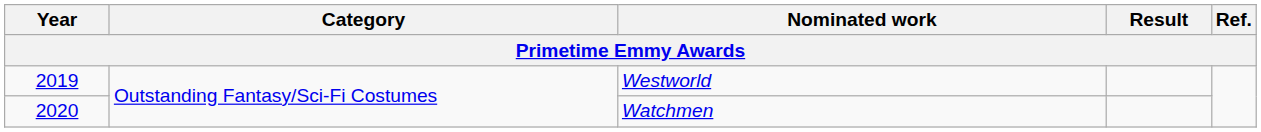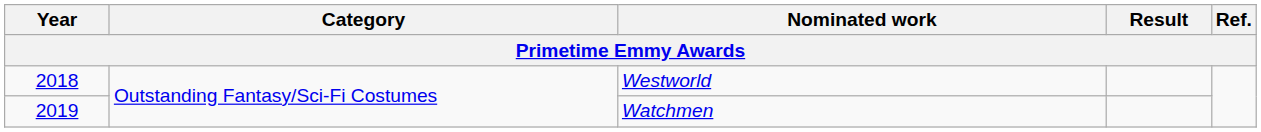(57, 80) 2019 -> (57, 80) 2018
(57, 111) 2020 -> (57, 111) 2019
